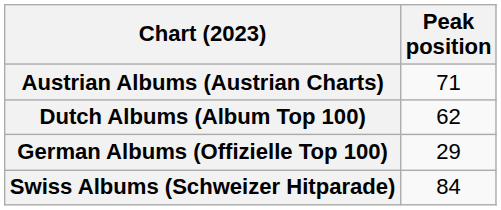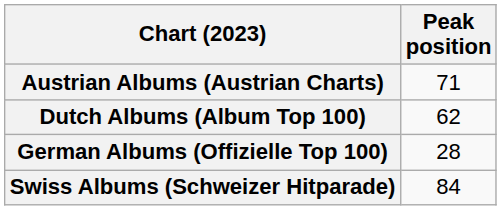(449, 151) 29 -> (449, 151) 28
